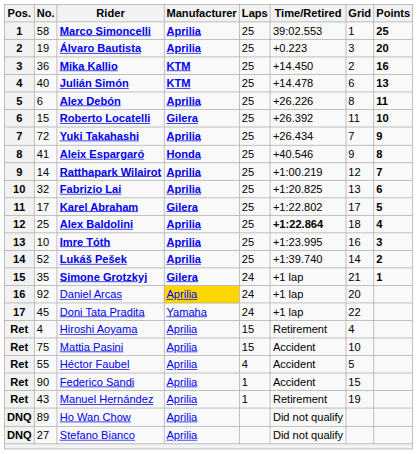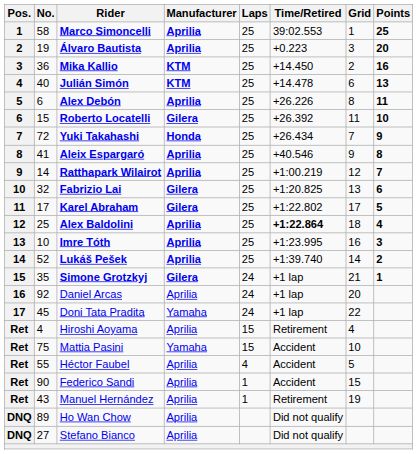(184, 136) Aprilia -> (184, 136) Honda
(184, 154) Honda -> (184, 154) Aprilia
(184, 189) Aprilia -> (182, 189) Gilera
(182, 294) gold background -> (182, 294) no background
(182, 347) Aprilia -> (187, 347) Yamaha
